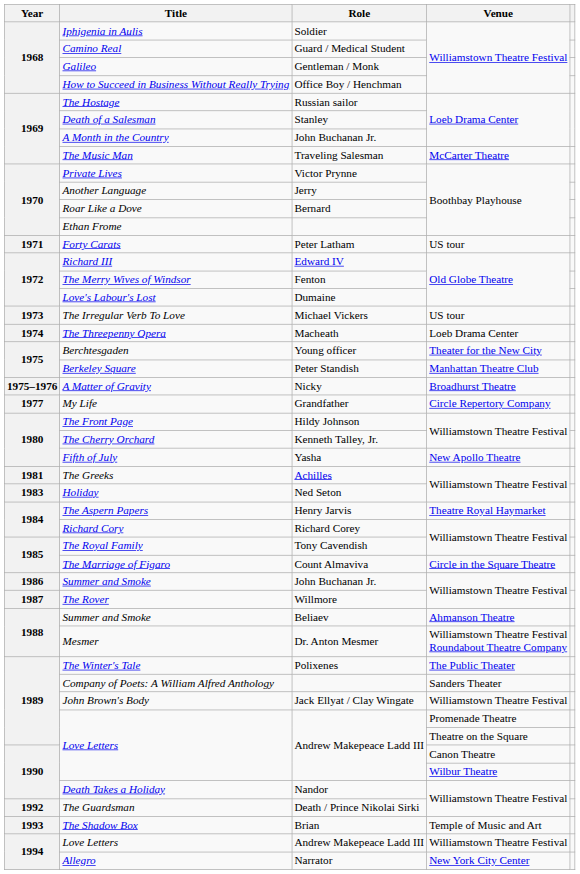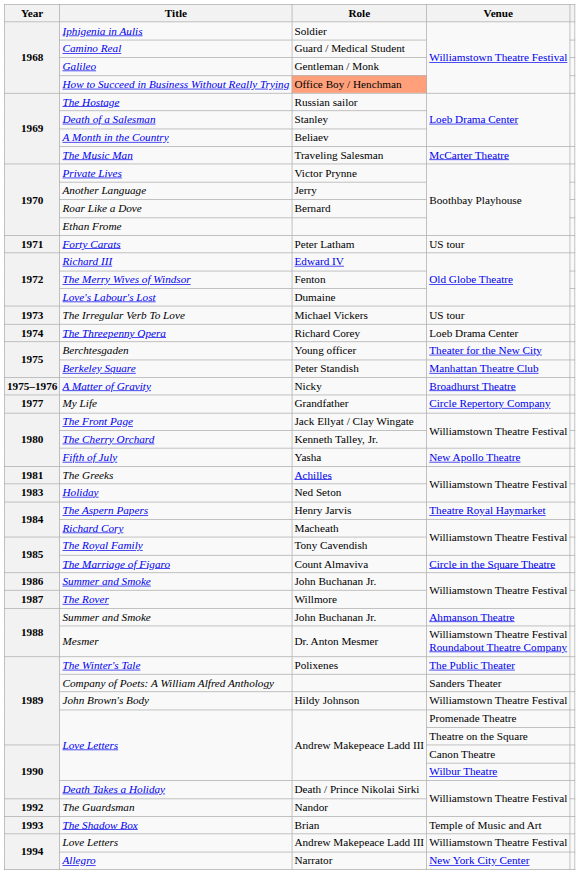(348, 84) no background -> (348, 84) lightsalmon background
(335, 137) John Buchanan Jr. -> (312, 137) Beliaev
(317, 333) Macheath -> (327, 333) Richard Corey
(327, 421) Hildy Johnson -> (354, 421) Jack Ellyat / Clay Wingate
(327, 528) Richard Corey -> (317, 528) Macheath
(312, 617) Beliaev -> (335, 617) John Buchanan Jr.
(354, 700) Jack Ellyat / Clay Wingate -> (327, 700) Hildy Johnson
(311, 789) Nandor -> (357, 789) Death / Prince Nikolai Sirki
(357, 807) Death / Prince Nikolai Sirki -> (311, 807) Nandor
